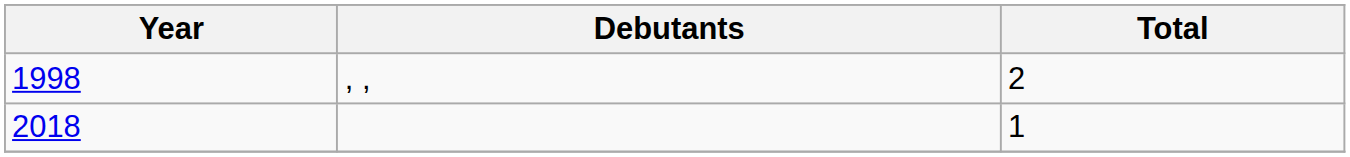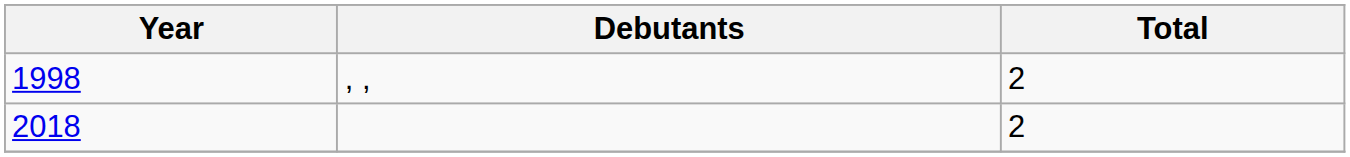(1016, 126) 1 -> (1016, 126) 2
